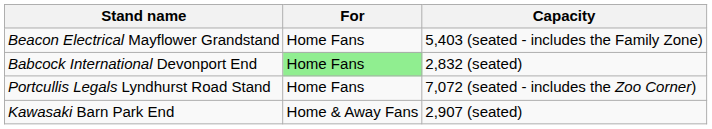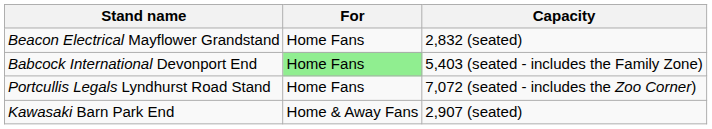(564, 40) 5,403 (seated - includes the Family Zone) -> (474, 40) 2,832 (seated)
(474, 64) 2,832 (seated) -> (564, 64) 5,403 (seated - includes the Family Zone)
